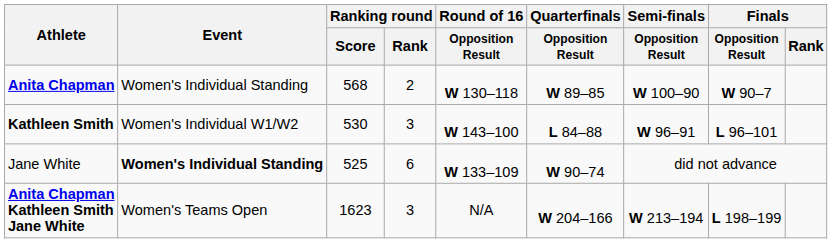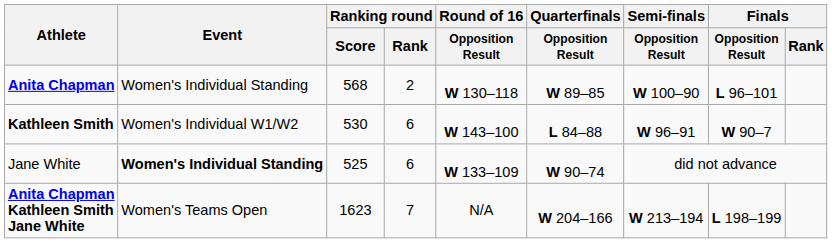(747, 93) W 90–7 -> (747, 93) L 96–101
(410, 125) 3 -> (410, 125) 6
(747, 133) L 96–101 -> (747, 133) W 90–7
(410, 211) 3 -> (410, 211) 7
